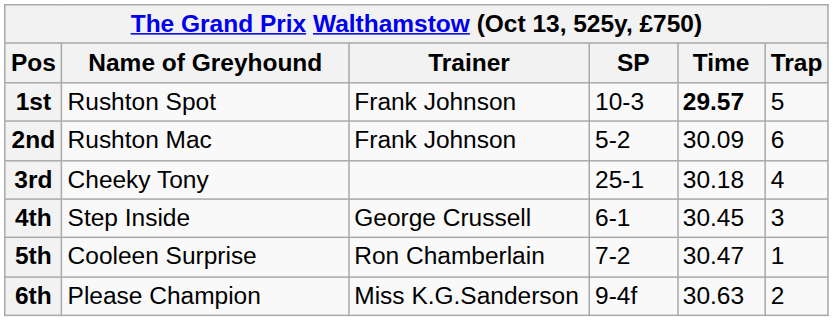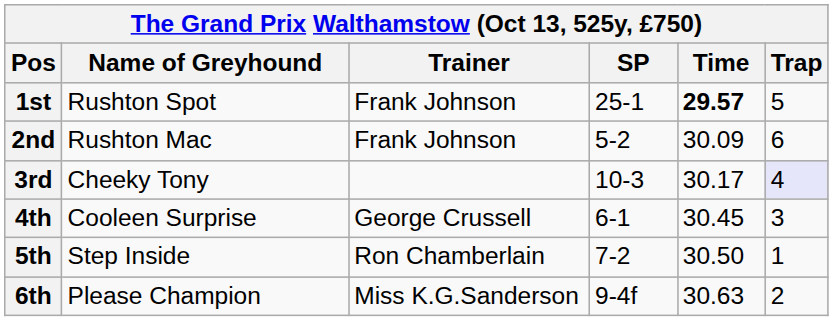(620, 101) 10-3 -> (620, 101) 25-1
(620, 179) 25-1 -> (620, 179) 10-3
(713, 179) 30.18 -> (713, 179) 30.17
(777, 179) no background -> (777, 179) lavender background
(129, 218) Step Inside -> (162, 218) Cooleen Surprise
(162, 256) Cooleen Surprise -> (129, 256) Step Inside
(713, 256) 30.47 -> (713, 256) 30.50
